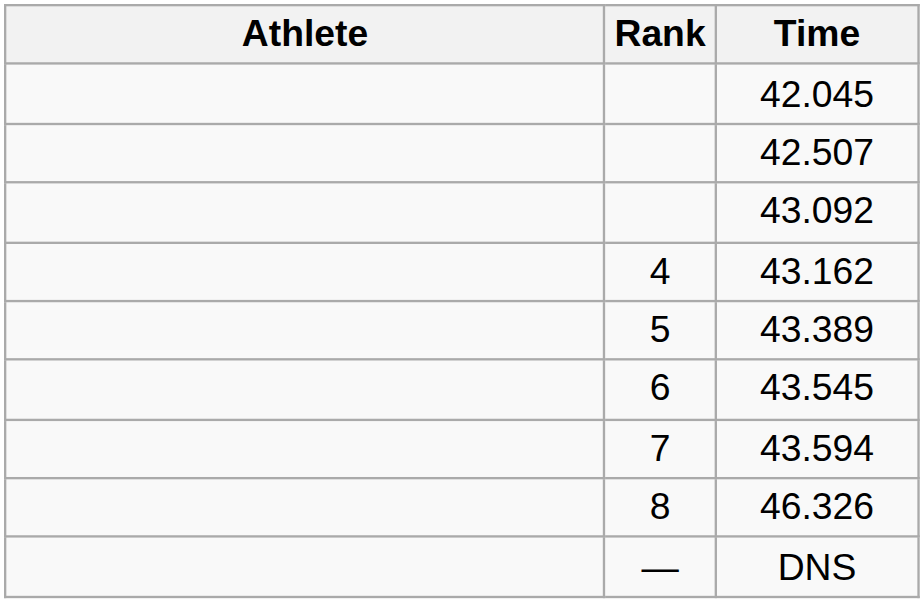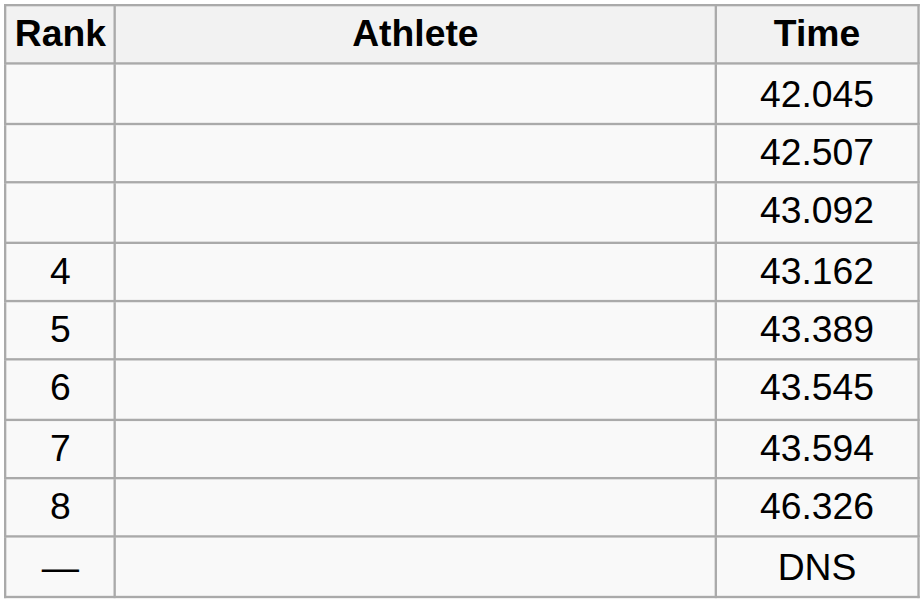columns swapped: (660, 34) <-> (305, 34)
